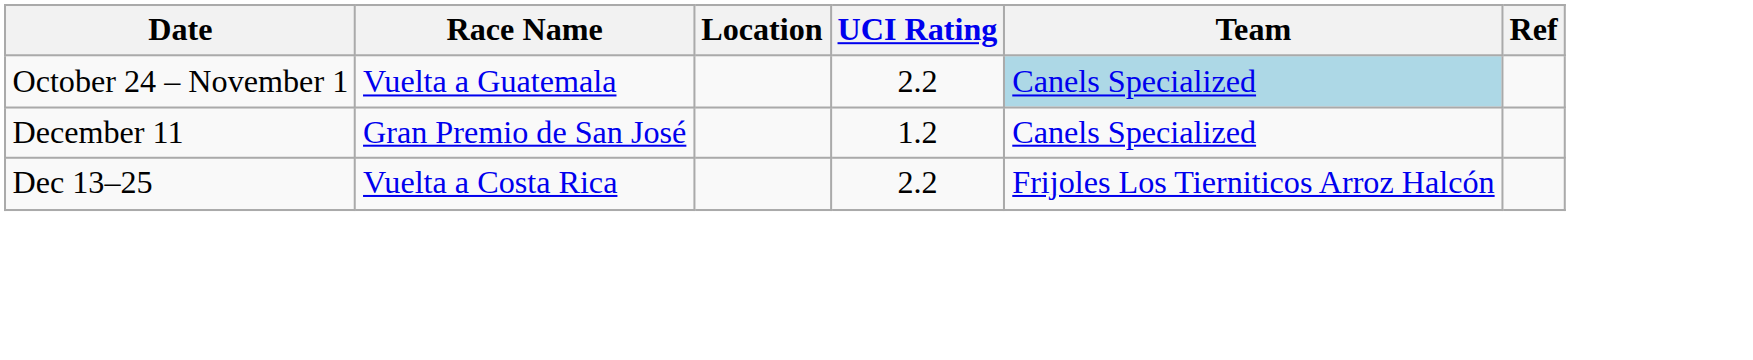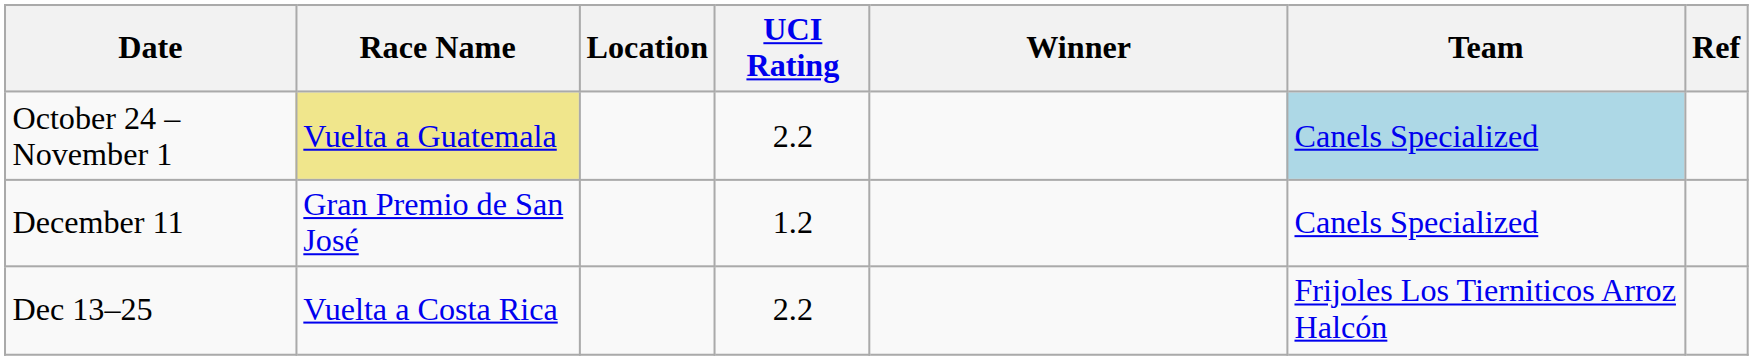+ column: (1079, 48)
(490, 81) no background -> (430, 135) khaki background
